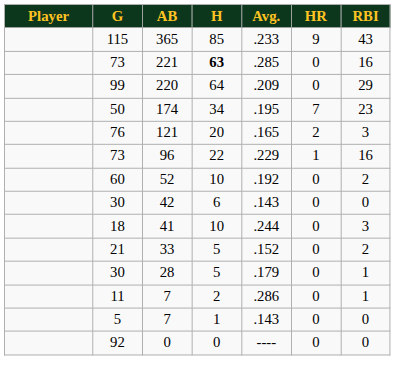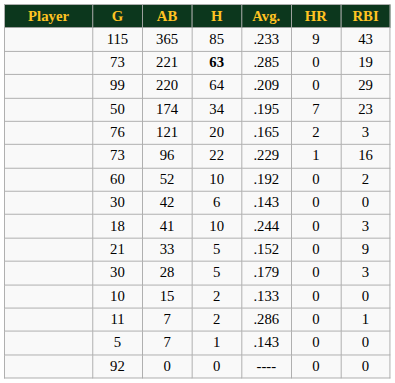(366, 62) 16 -> (366, 62) 19
(366, 249) 2 -> (366, 249) 9
(366, 272) 1 -> (366, 272) 3
+ row: (117, 296)
